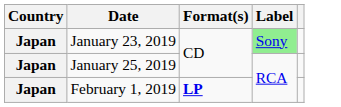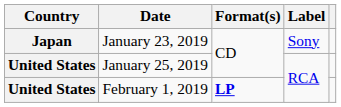(272, 41) lightgreen background -> (304, 41) no background
(36, 65) Japan -> (52, 65) United States
(36, 89) Japan -> (52, 89) United States
